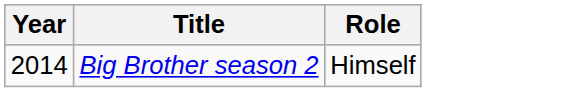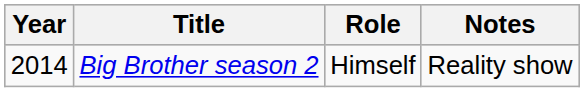+ column: (500, 24)
